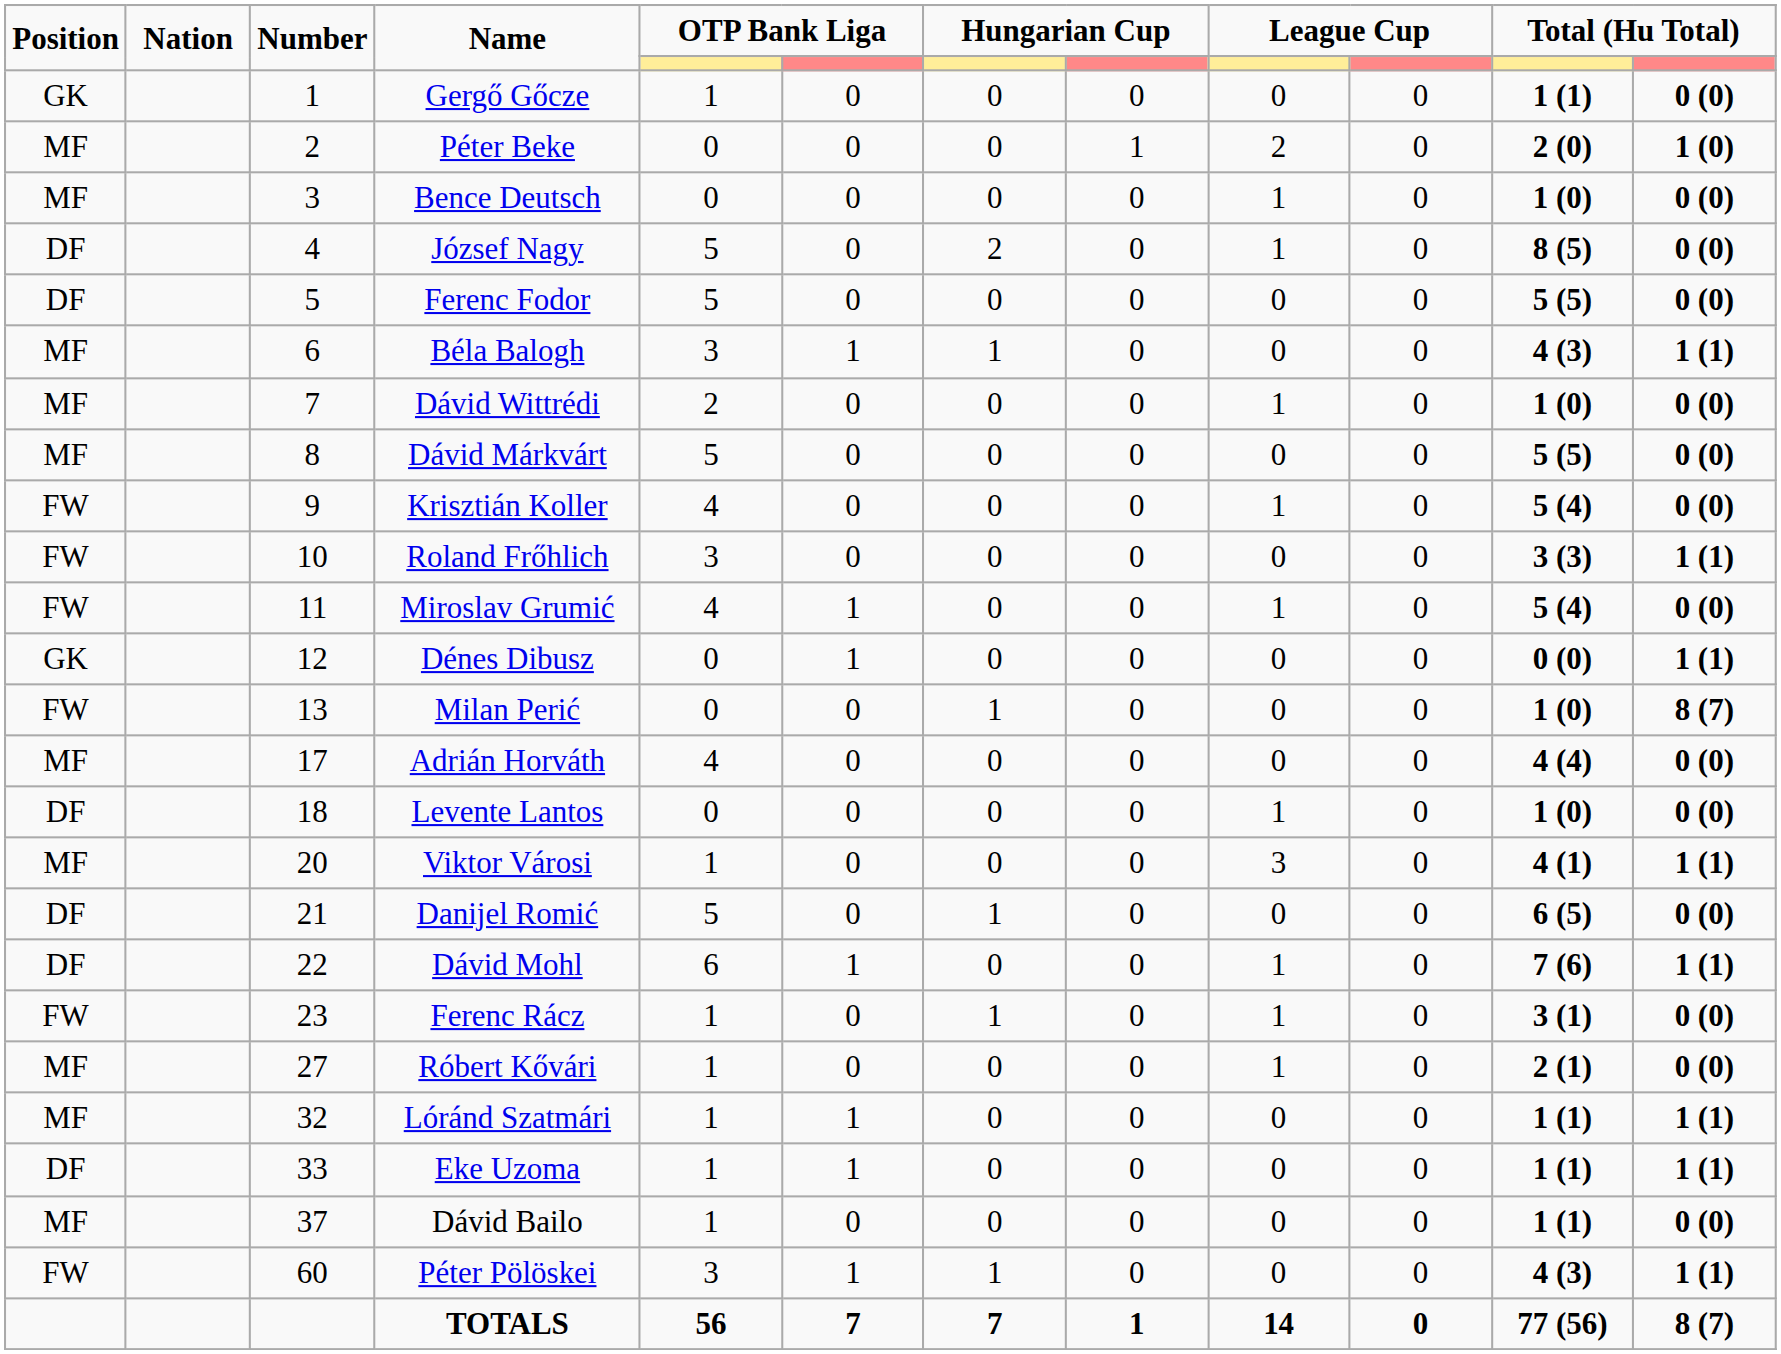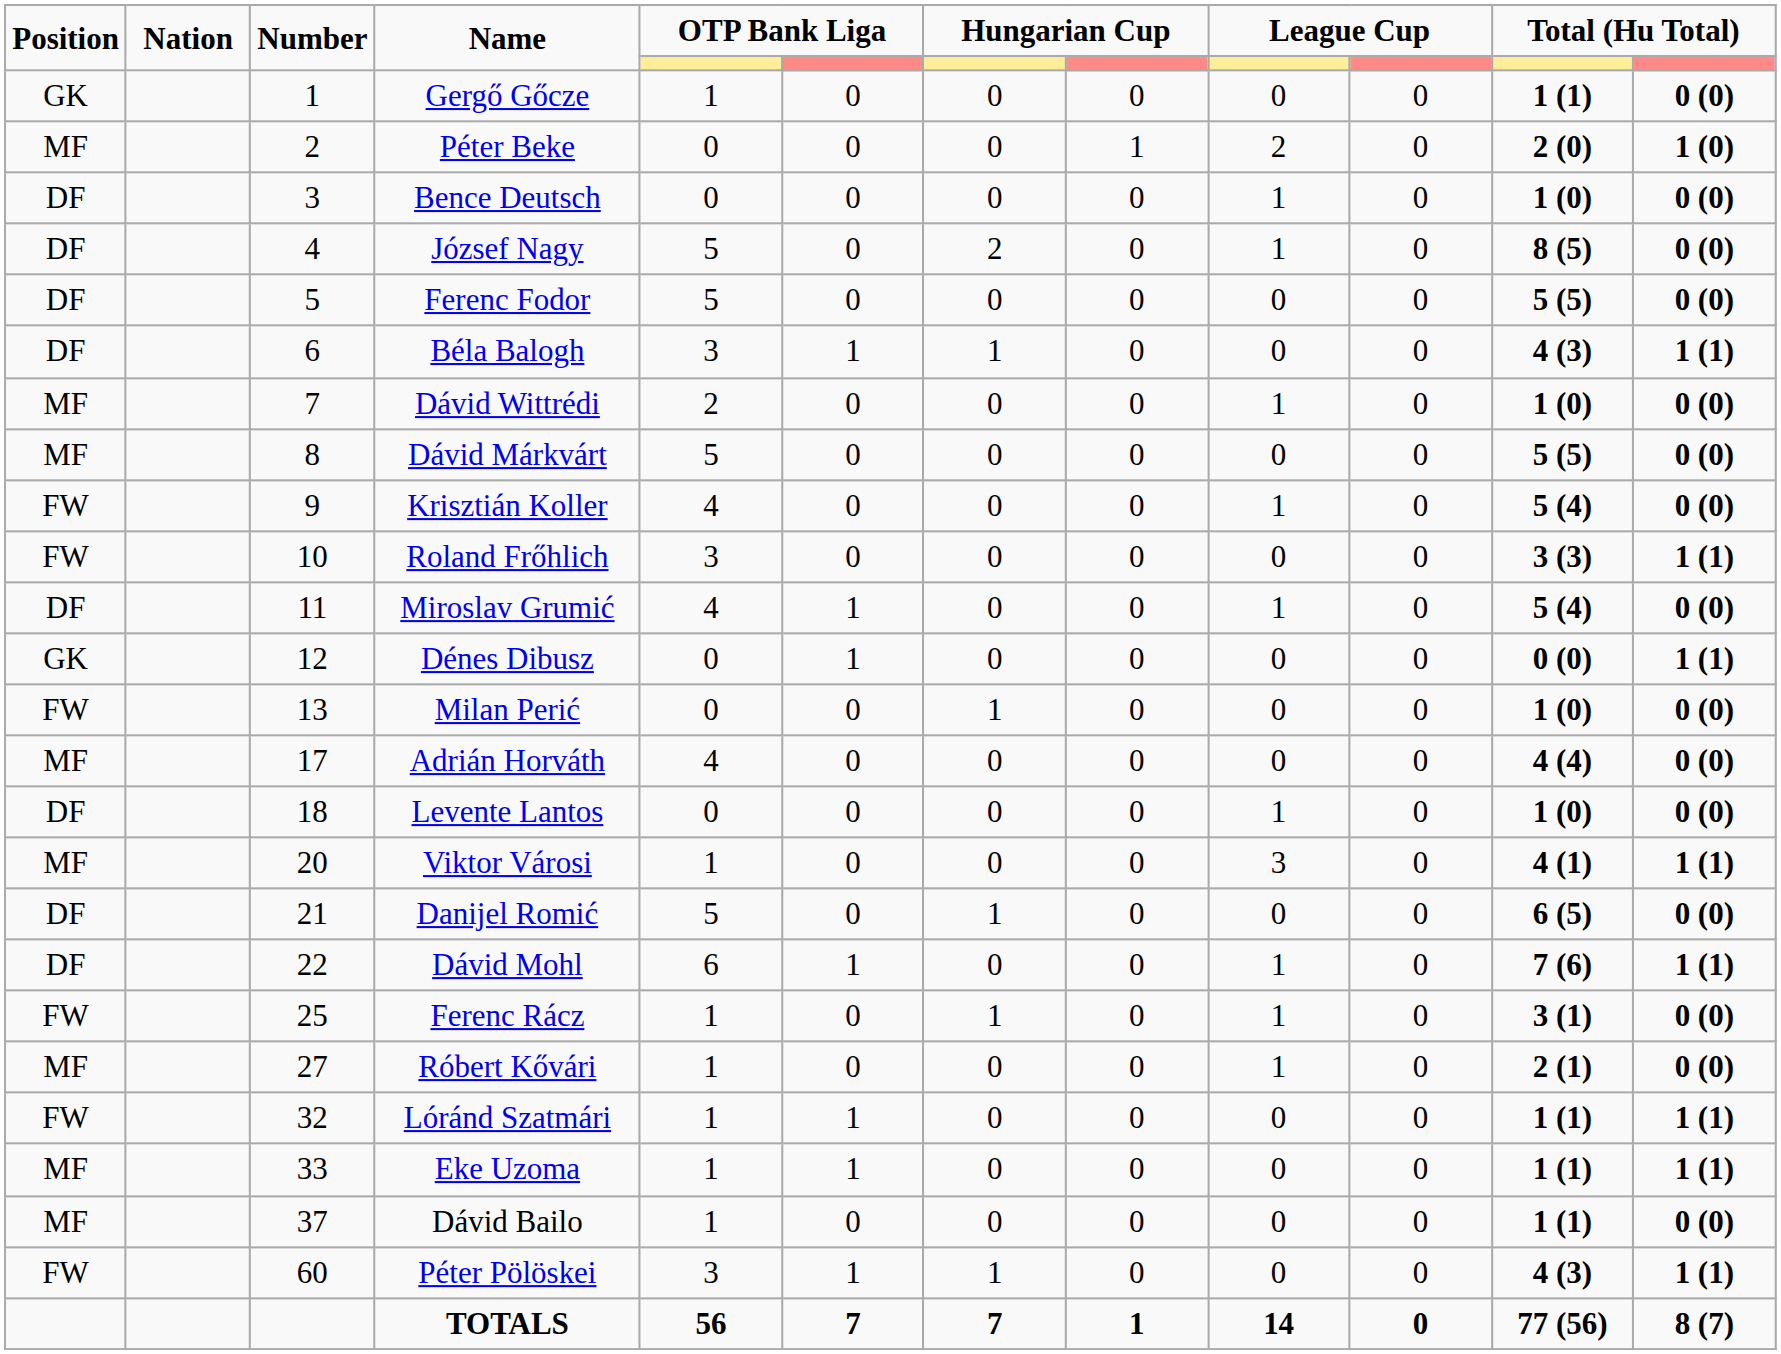(66, 198) MF -> (66, 198) DF
(66, 351) MF -> (66, 351) DF
(66, 607) FW -> (66, 607) DF
(1704, 709) 8 (7) -> (1704, 709) 0 (0)
(312, 1016) 23 -> (312, 1016) 25
(66, 1118) MF -> (66, 1118) FW
(66, 1169) DF -> (66, 1169) MF
